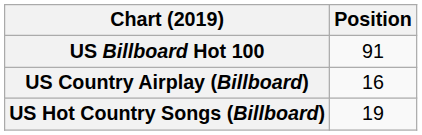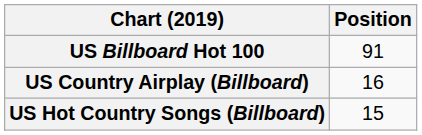(373, 113) 19 -> (373, 113) 15
